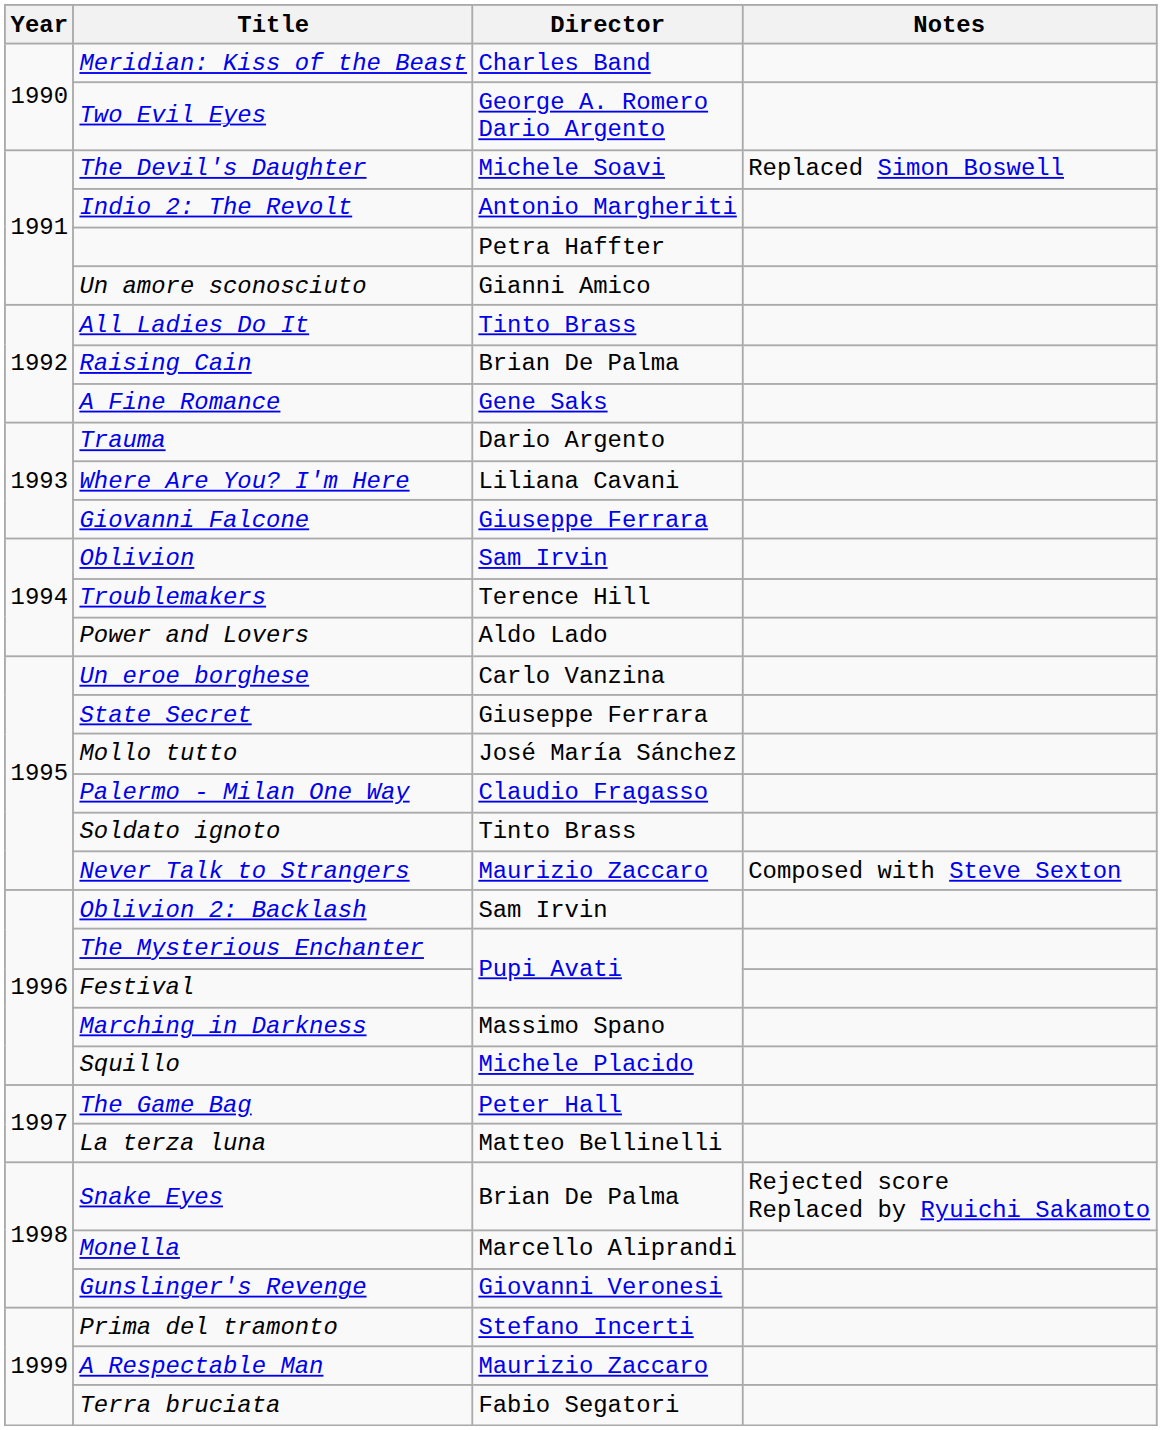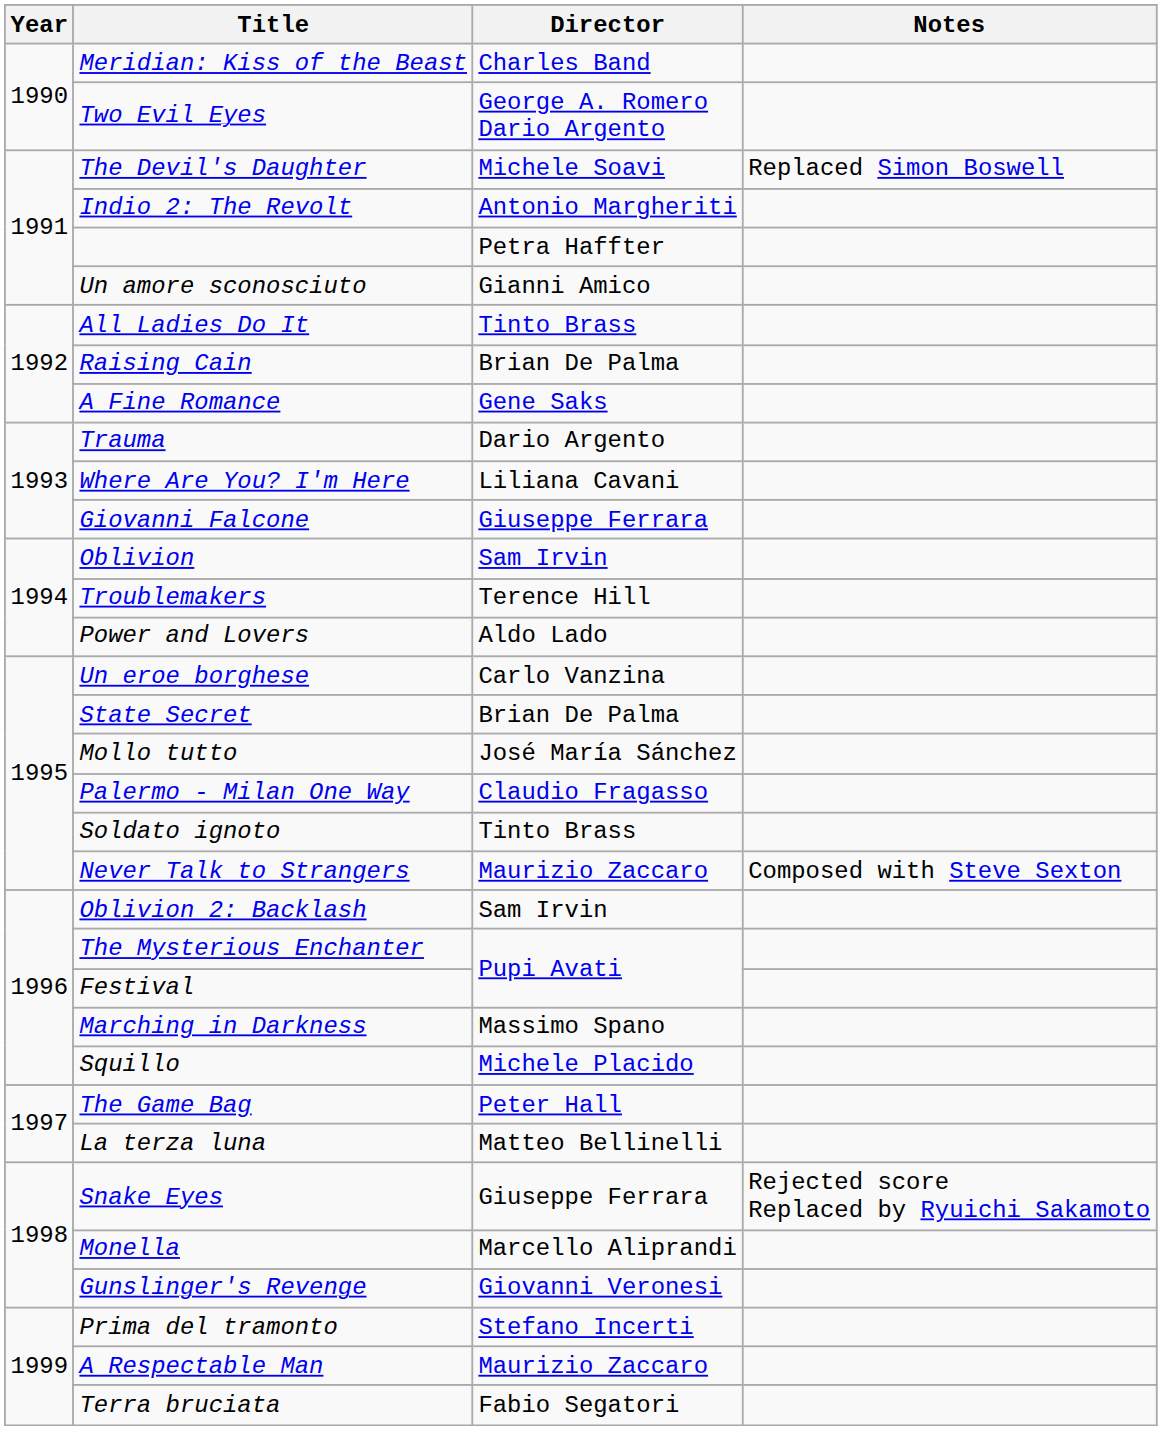(593, 715) Giuseppe Ferrara -> (579, 715) Brian De Palma
(579, 1196) Brian De Palma -> (593, 1196) Giuseppe Ferrara
